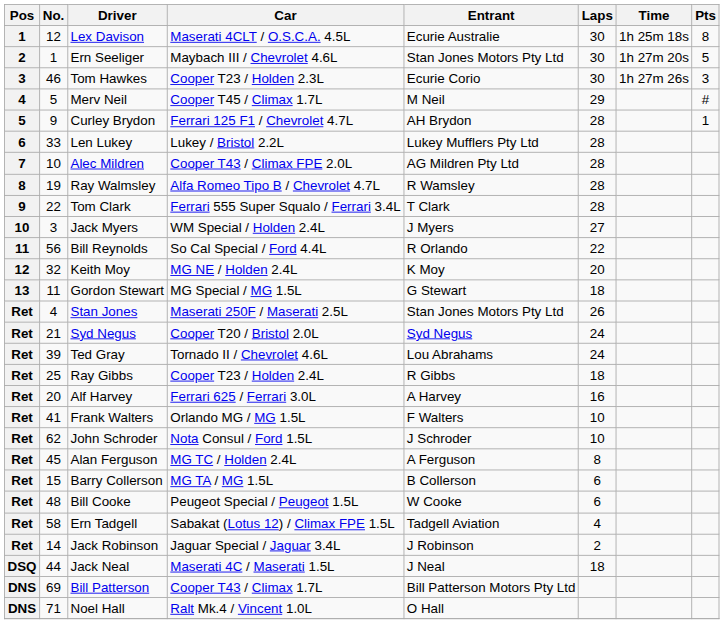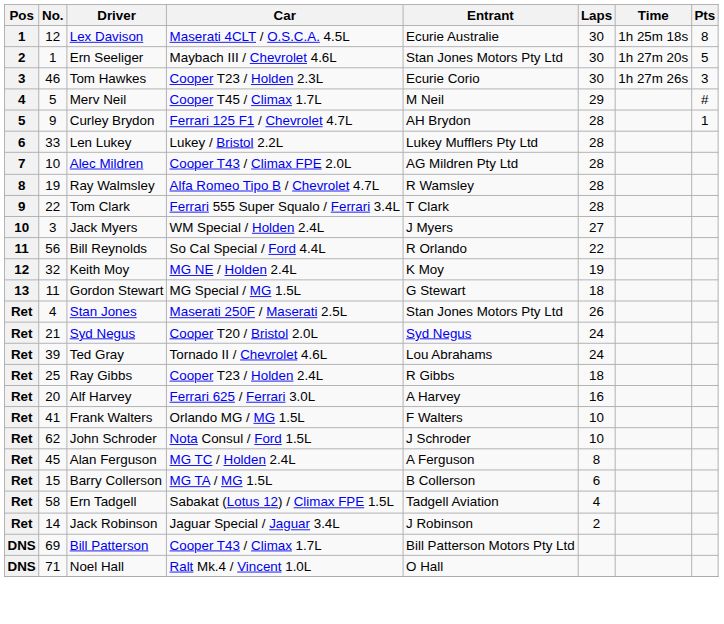(597, 269) 20 -> (597, 269) 19
- row: (101, 502)
- row: (100, 566)
